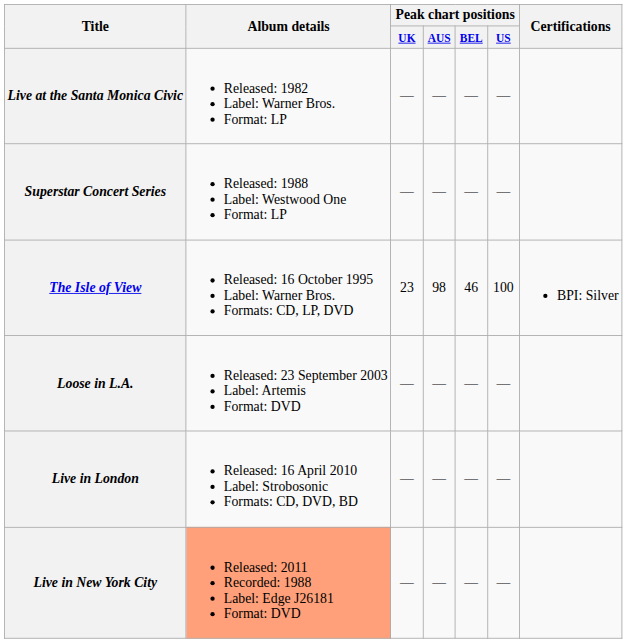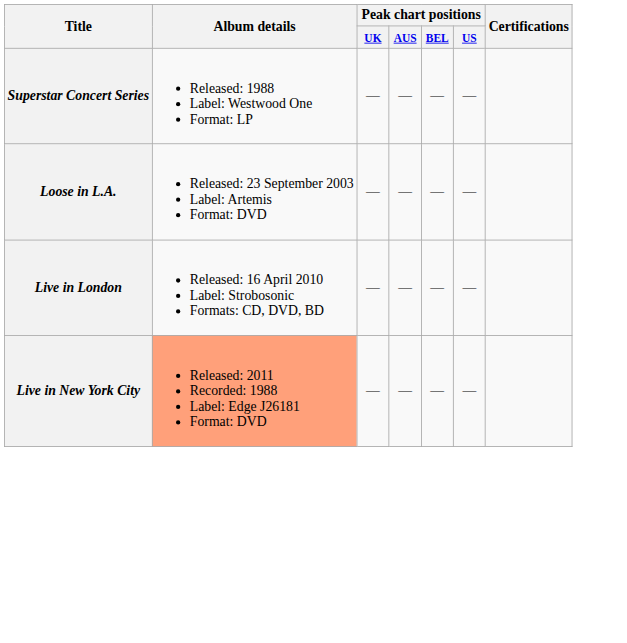- row: (95, 96)
- row: (95, 287)
